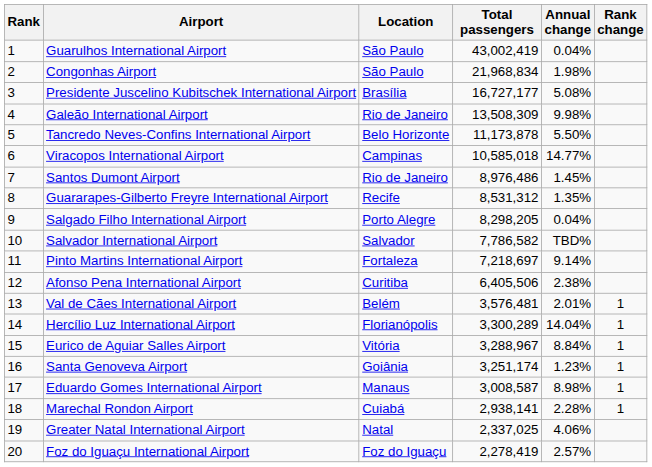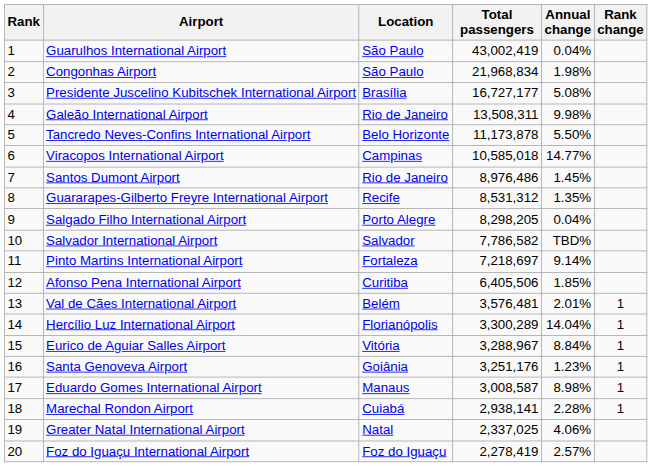(505, 114) 13,508,309 -> (506, 114) 13,508,311
(572, 282) 2.38% -> (572, 282) 1.85%
(509, 366) 3,251,174 -> (509, 366) 3,251,176
